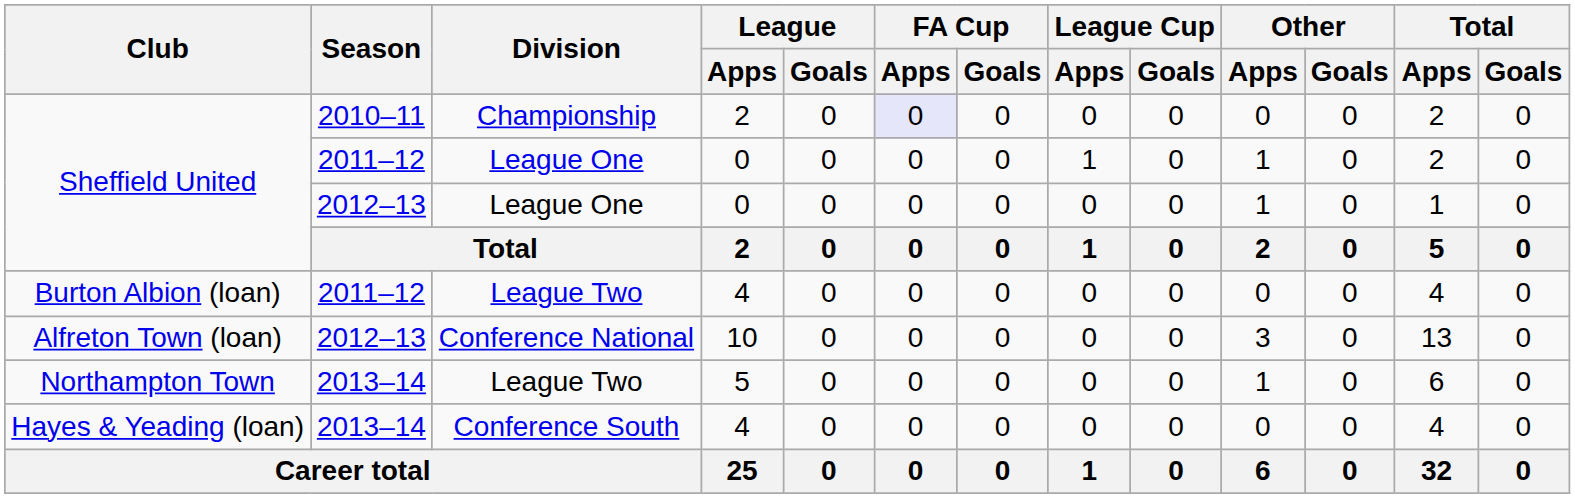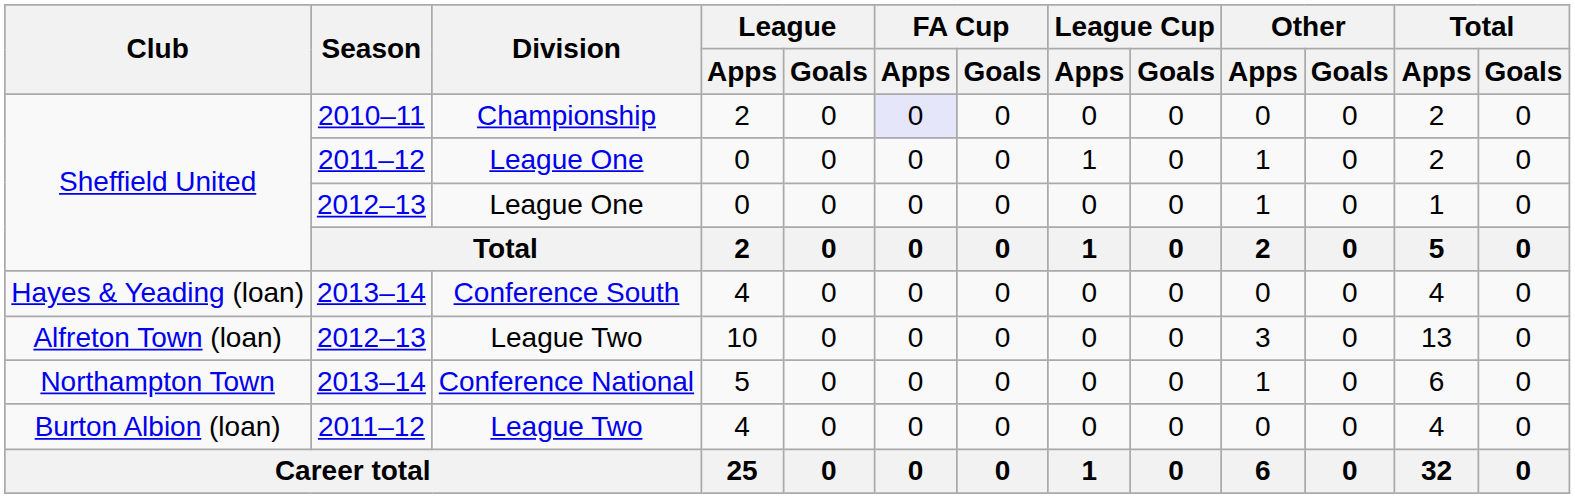rows swapped: (158, 293) <-> (158, 426)
(566, 337) Conference National -> (566, 337) League Two
(566, 381) League Two -> (566, 381) Conference National
